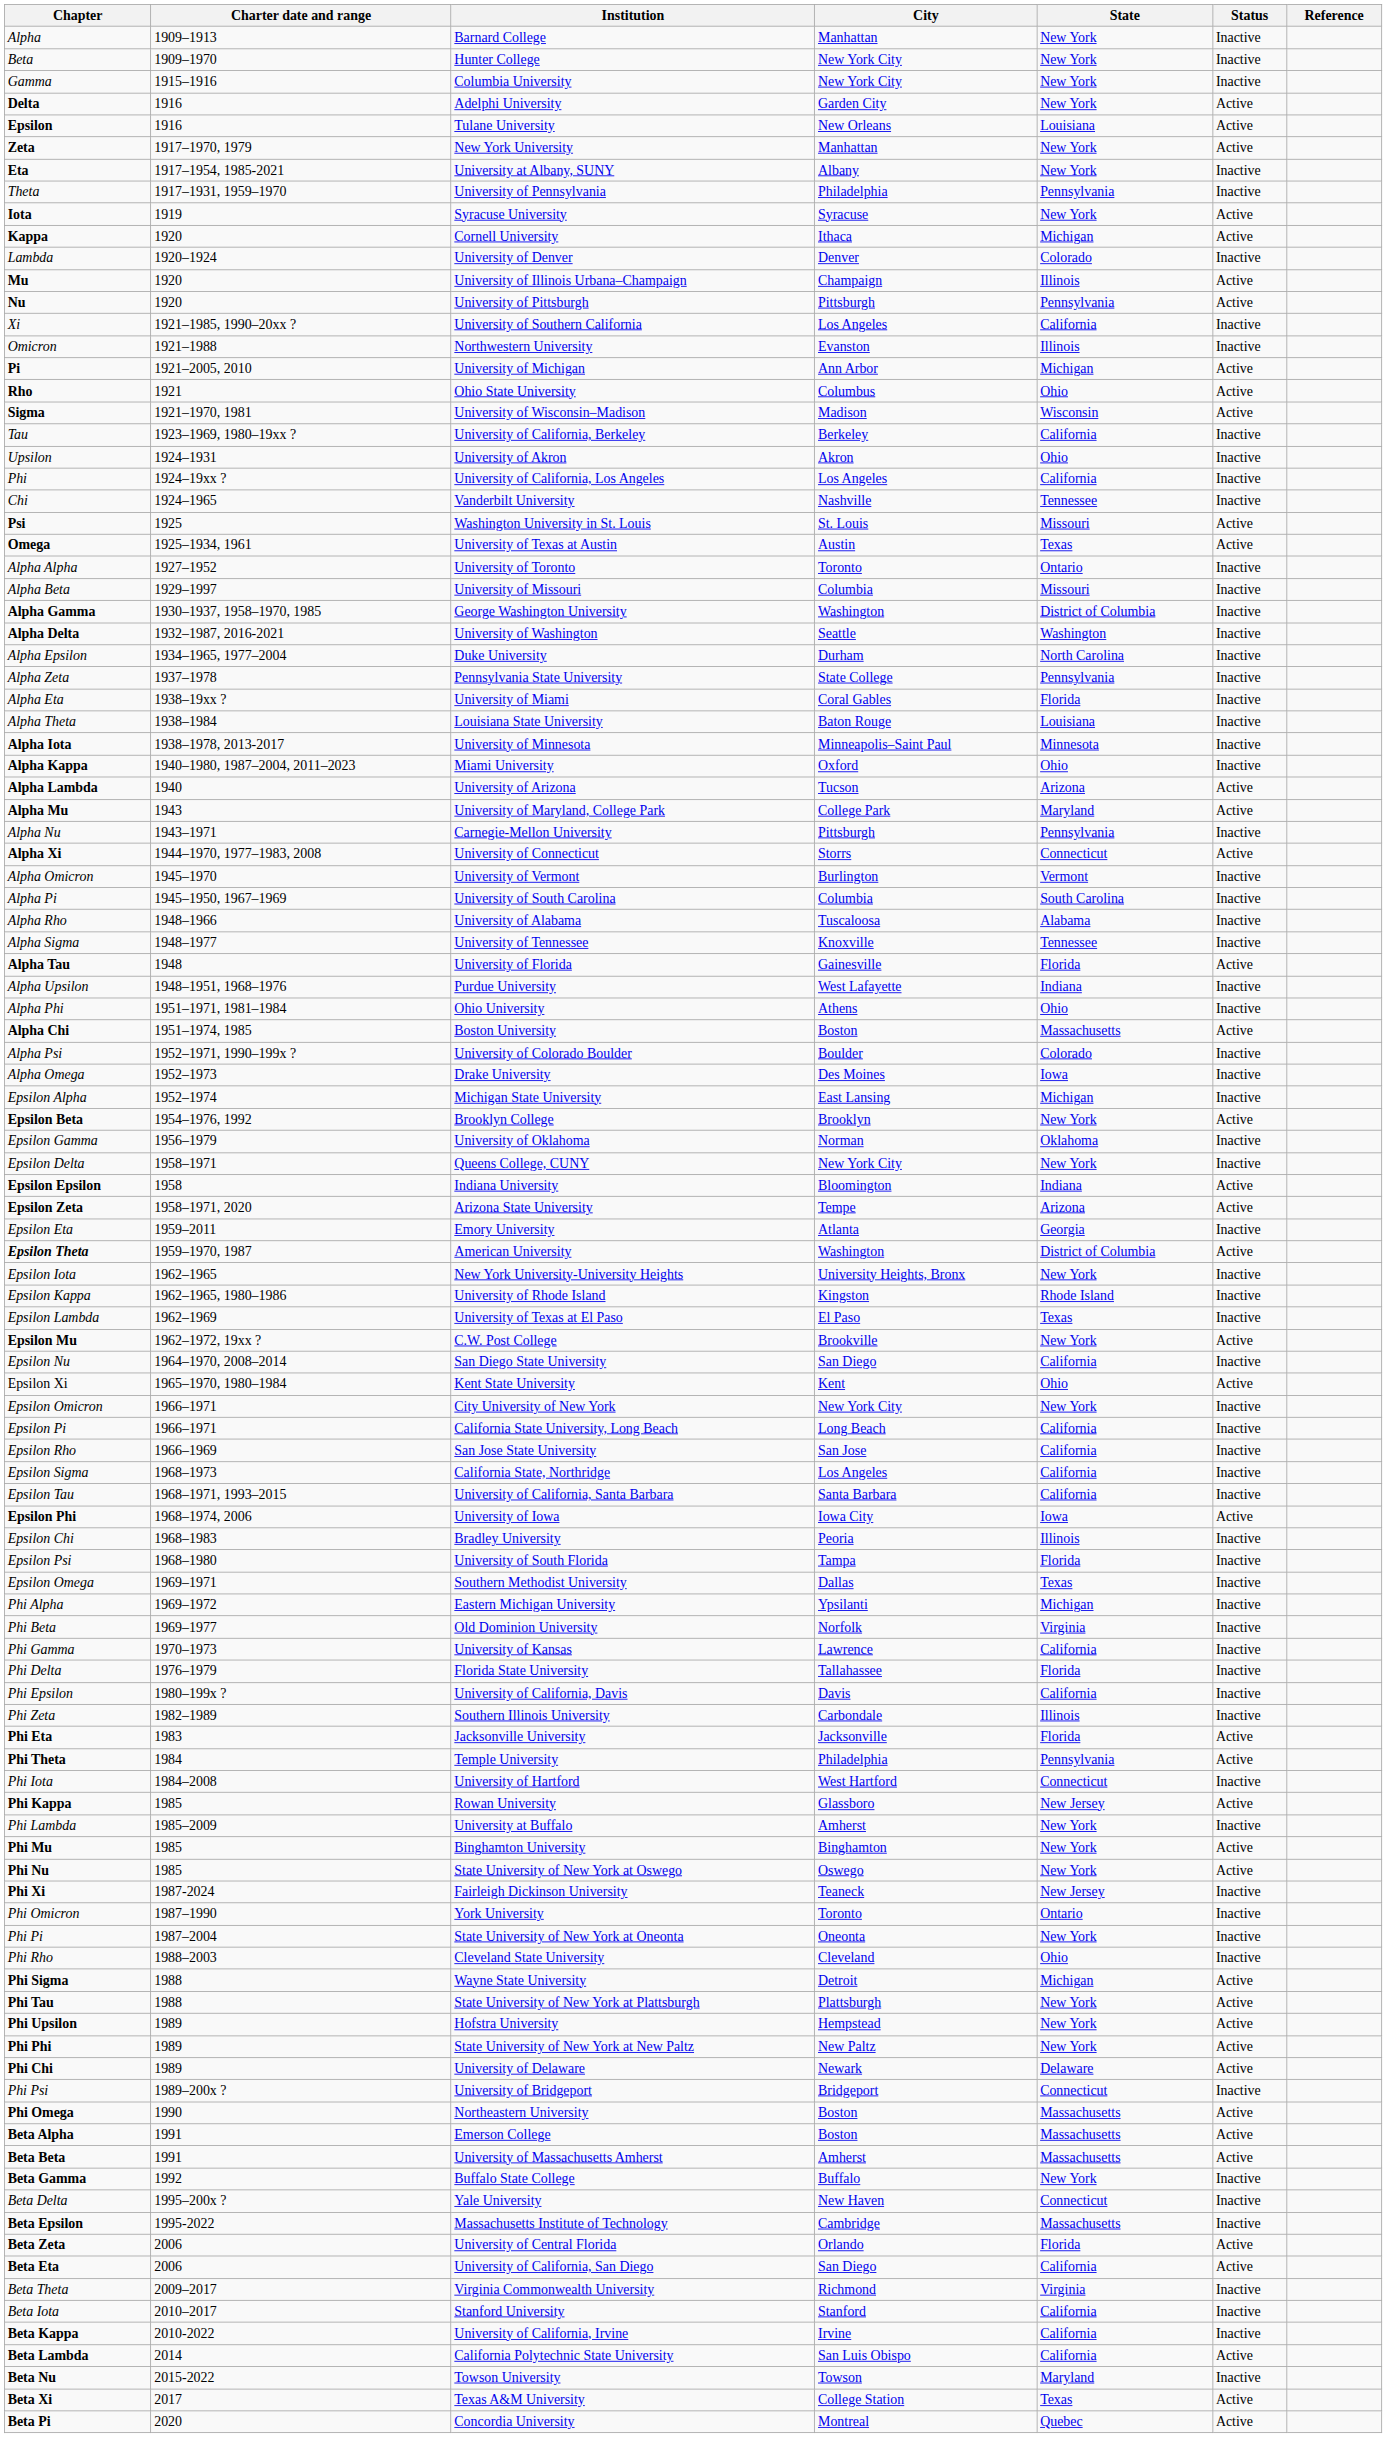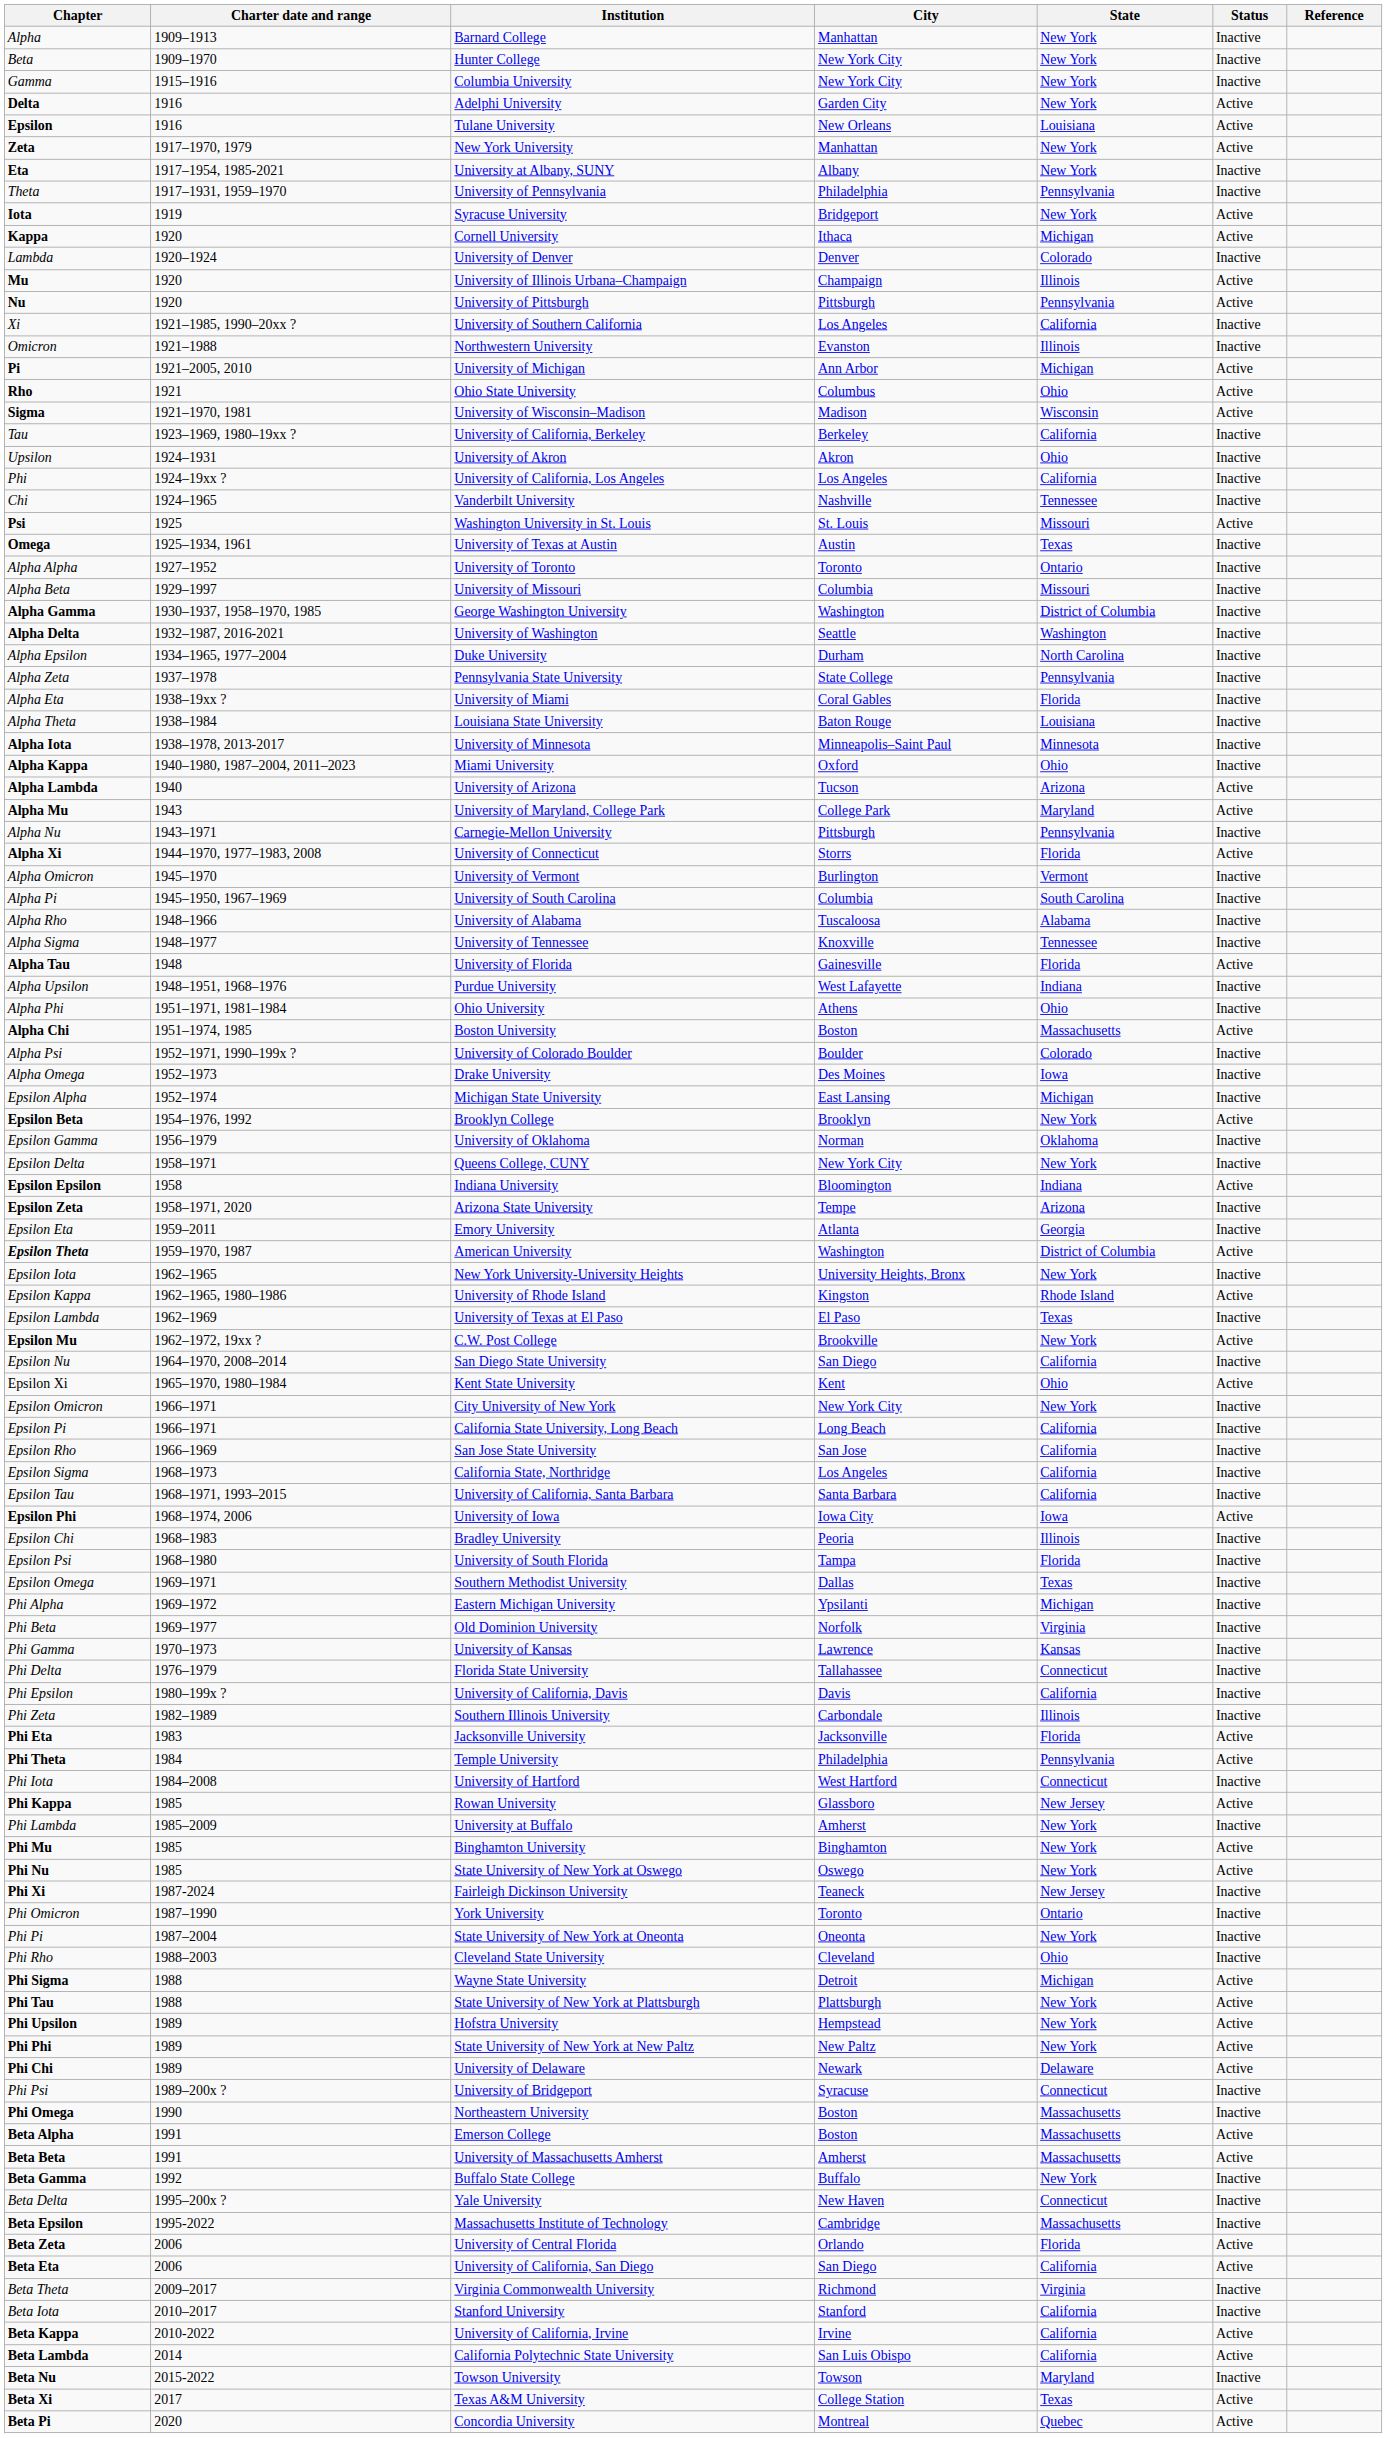(843, 214) Syracuse -> (848, 214) Bridgeport
(1234, 545) Active -> (1238, 545) Inactive
(1074, 854) Connecticut -> (1060, 854) Florida
(1234, 1207) Active -> (1238, 1207) Inactive
(1238, 1295) Inactive -> (1234, 1295) Active
(1068, 1649) California -> (1060, 1649) Kansas
(1060, 1671) Florida -> (1074, 1671) Connecticut
(848, 2090) Bridgeport -> (843, 2090) Syracuse
(1234, 2112) Active -> (1238, 2112) Inactive
(1238, 2333) Inactive -> (1234, 2333) Active
